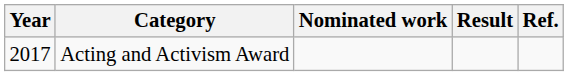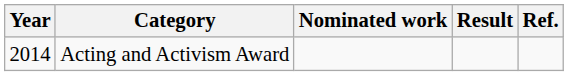(30, 53) 2017 -> (30, 53) 2014
